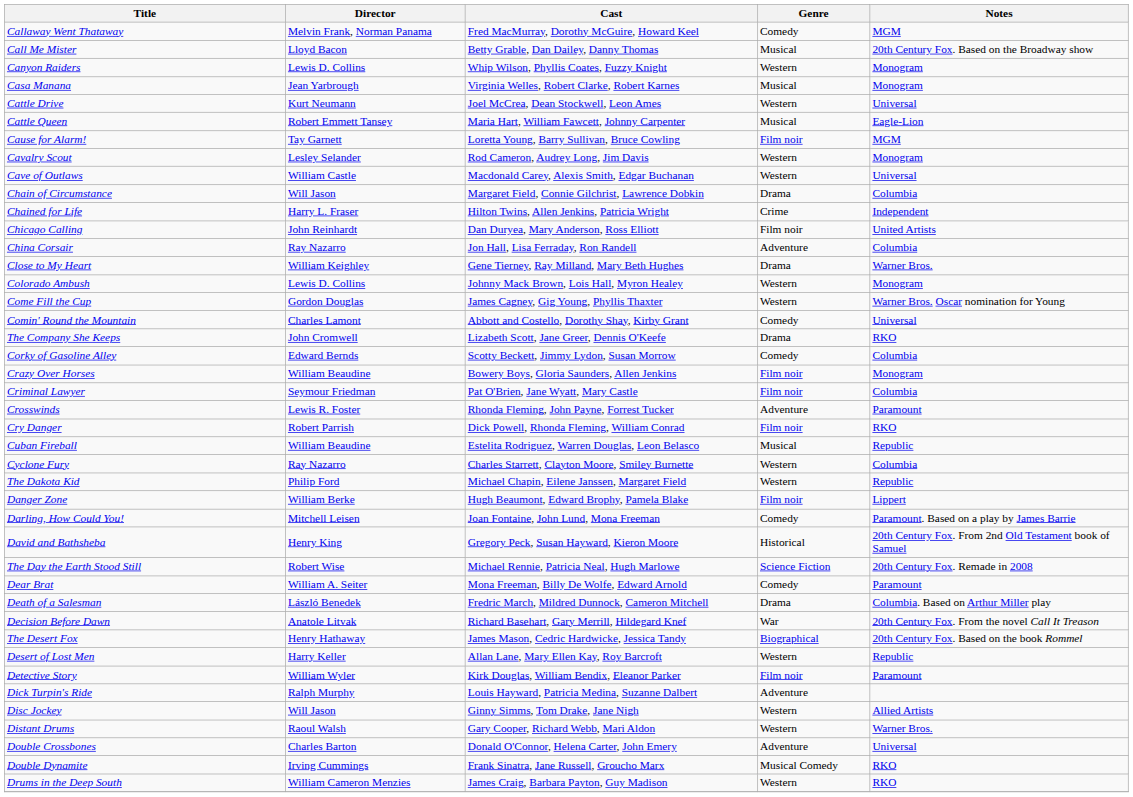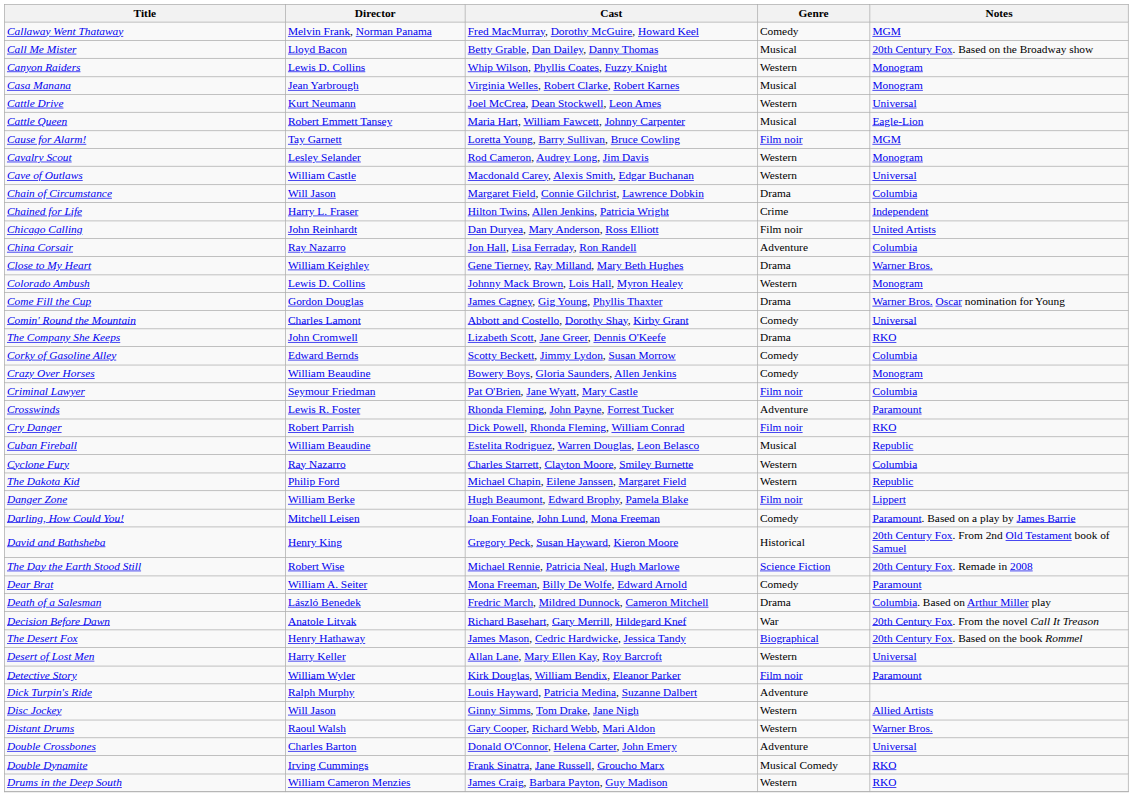(778, 301) Western -> (775, 301) Drama
(781, 373) Film noir -> (779, 373) Comedy
(893, 656) Republic -> (894, 656) Universal
